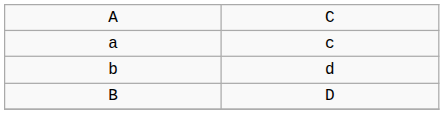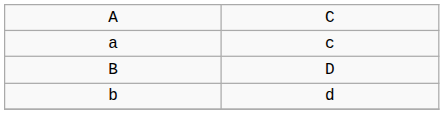rows swapped: (113, 96) <-> (113, 70)
